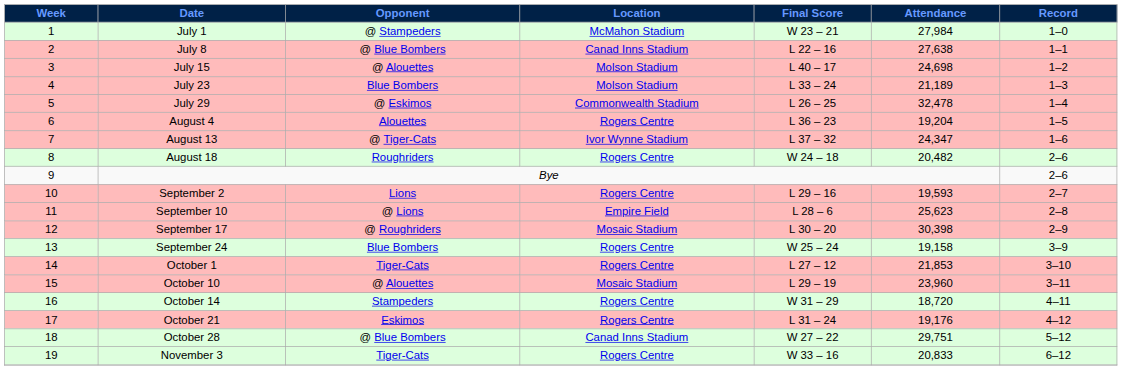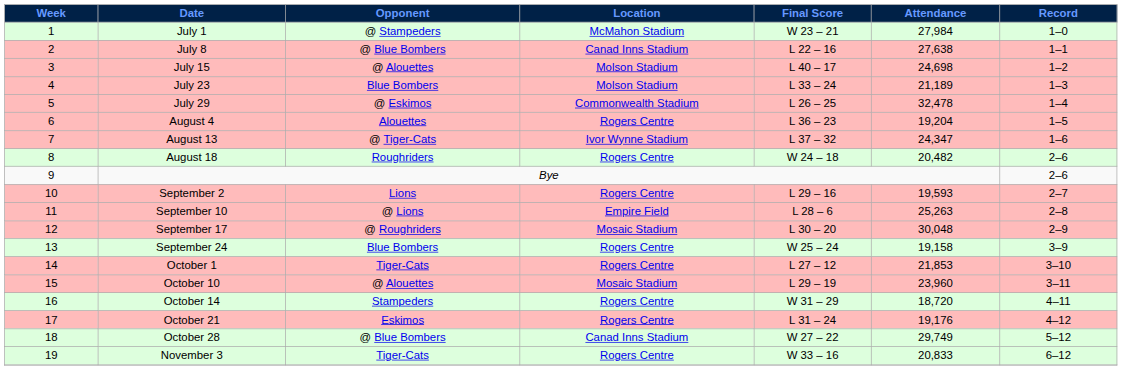(935, 211) 25,623 -> (935, 211) 25,263
(935, 229) 30,398 -> (935, 229) 30,048
(935, 337) 29,751 -> (935, 337) 29,749
